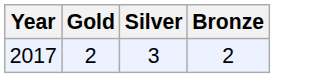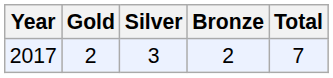+ column: (298, 22)
